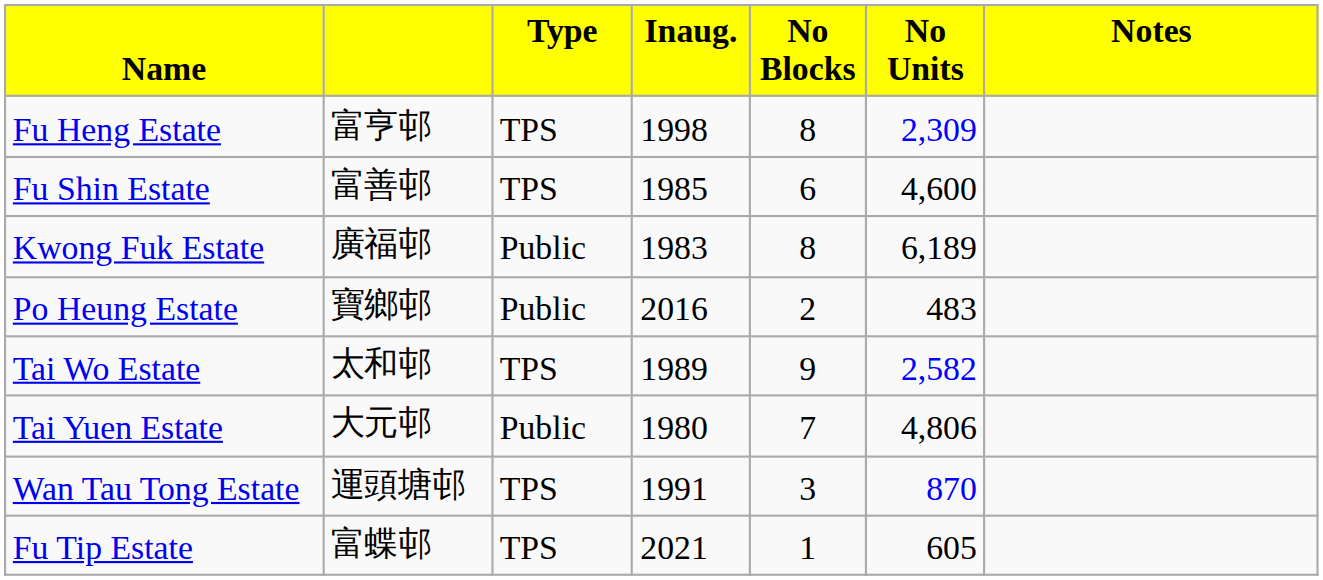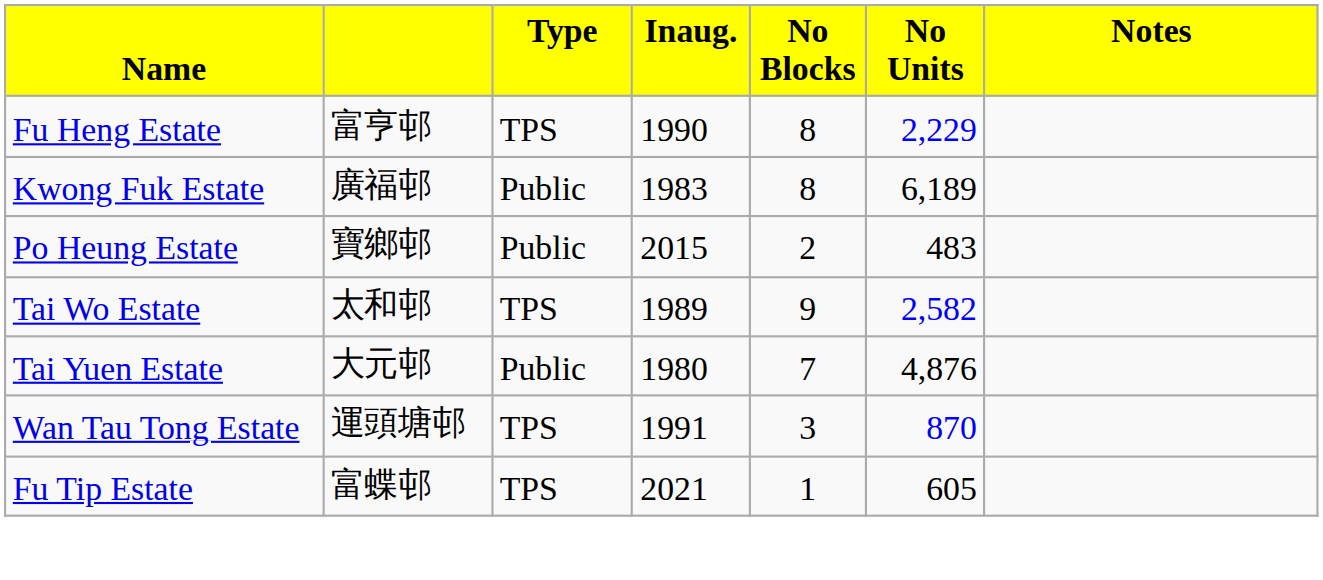(674, 129) 1998 -> (674, 129) 1990
(939, 129) 2,309 -> (939, 129) 2,229
- row: (111, 188)
(674, 308) 2016 -> (674, 248) 2015
(939, 428) 4,806 -> (939, 368) 4,876
